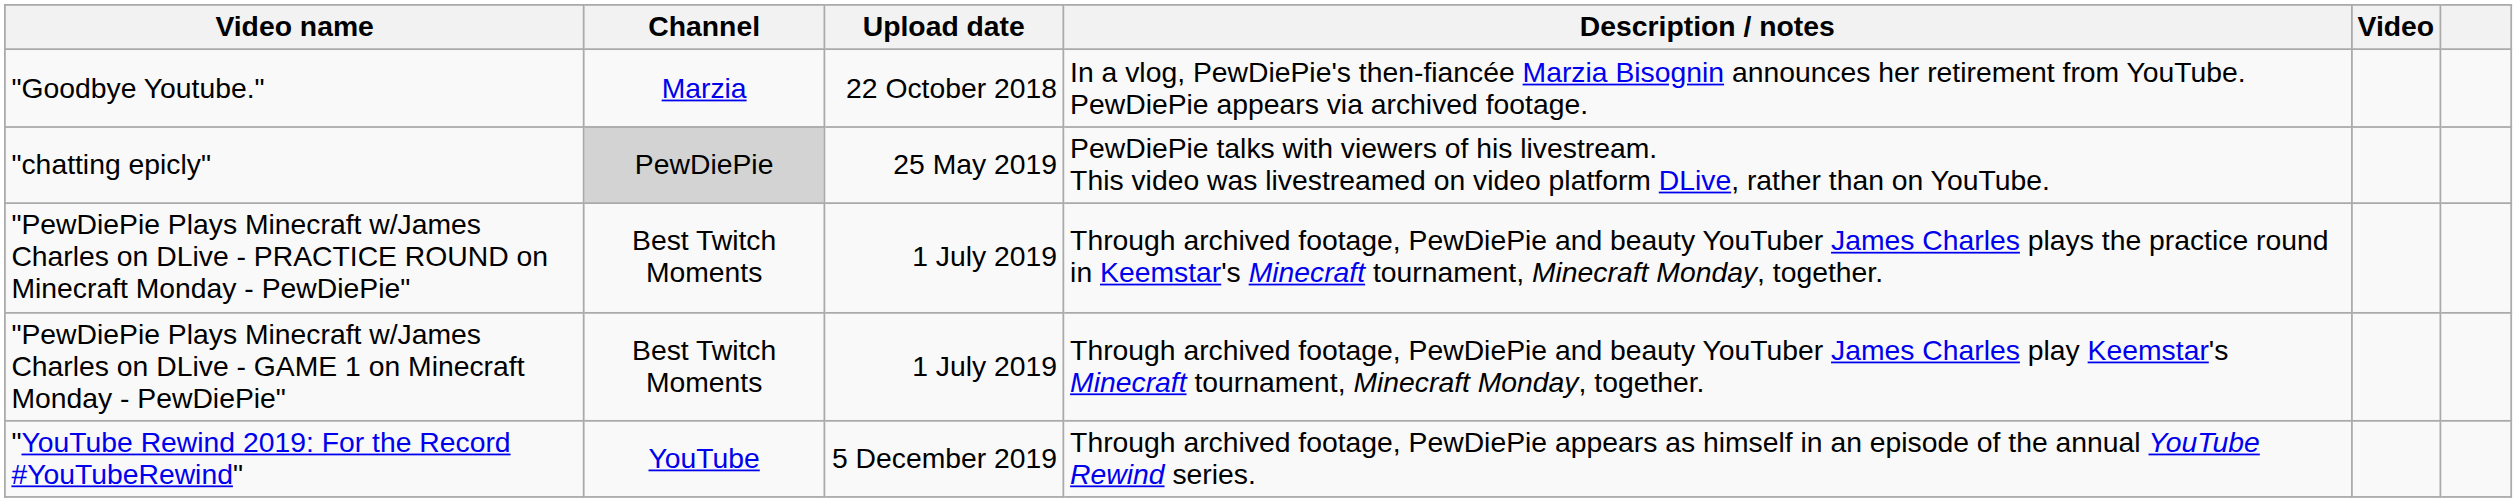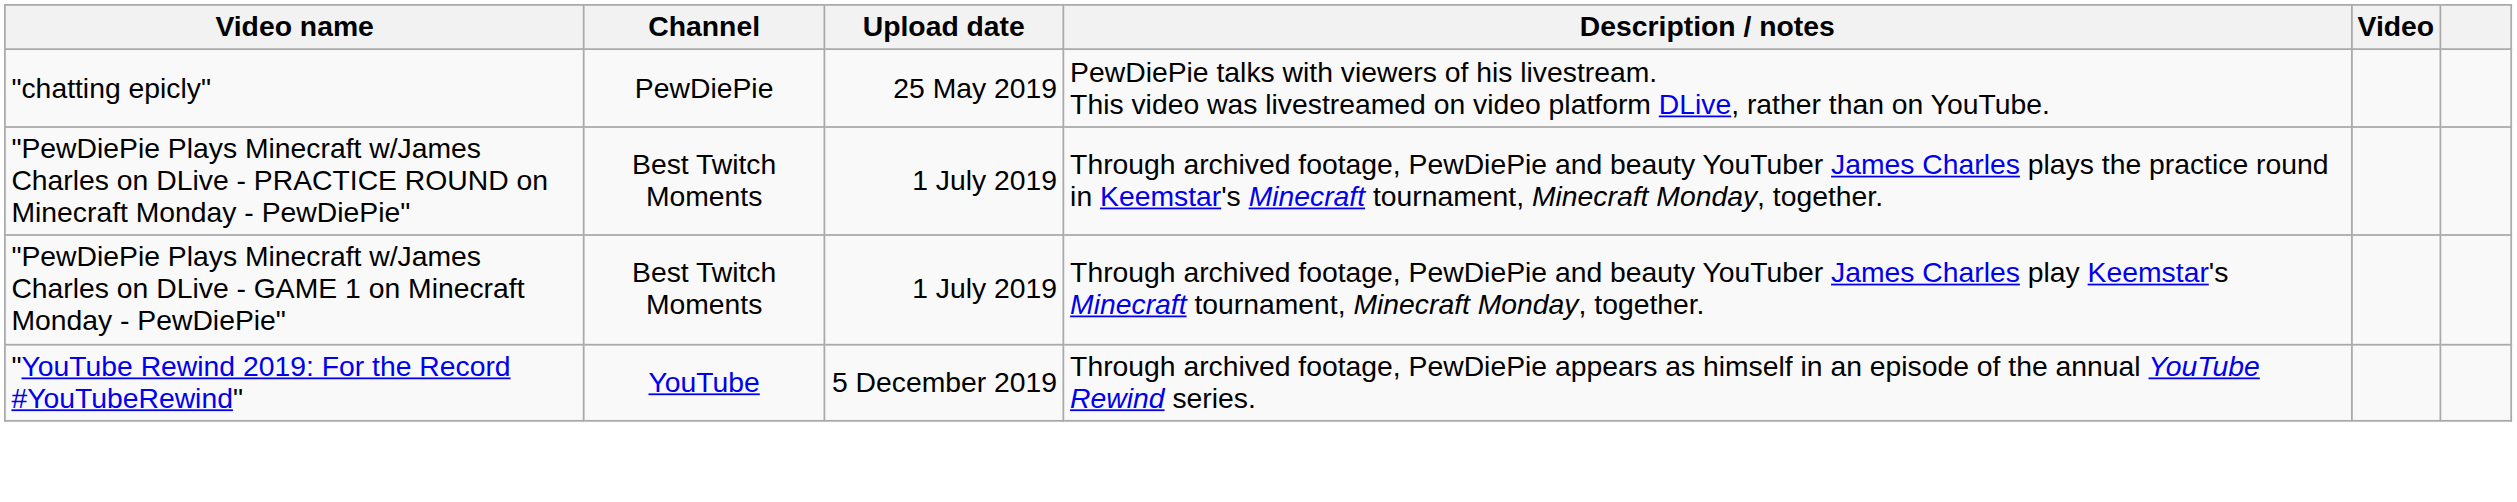- row: (138, 87)
(704, 164) lightgrey background -> (704, 87) no background
